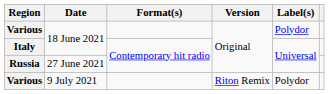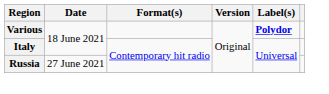(292, 30) normal -> (274, 30) bold
- row: (24, 81)
